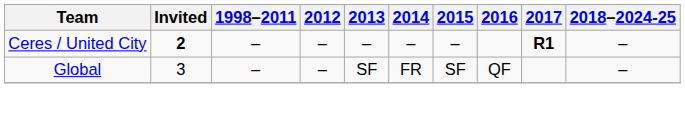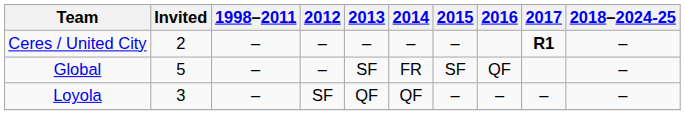(181, 43) bold -> (181, 43) normal
(181, 69) 3 -> (181, 69) 5
+ row: (77, 95)
